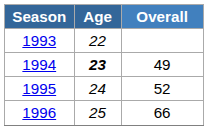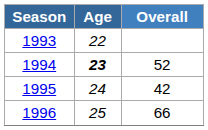(162, 65) 49 -> (162, 65) 52
(162, 89) 52 -> (162, 89) 42
